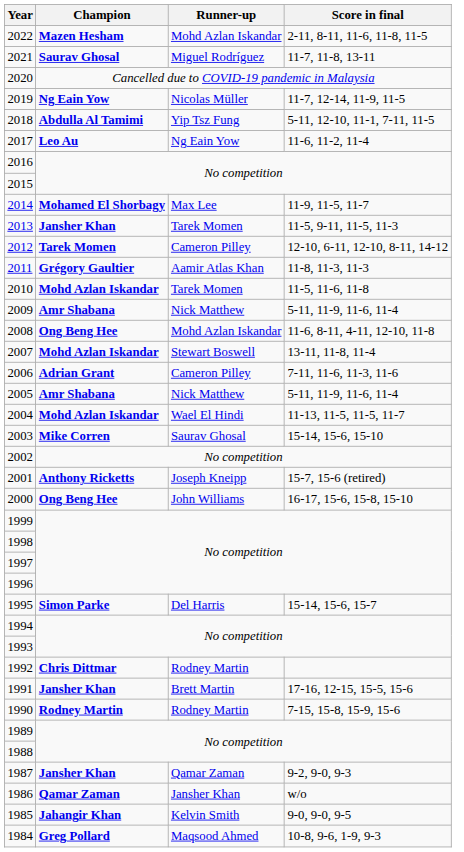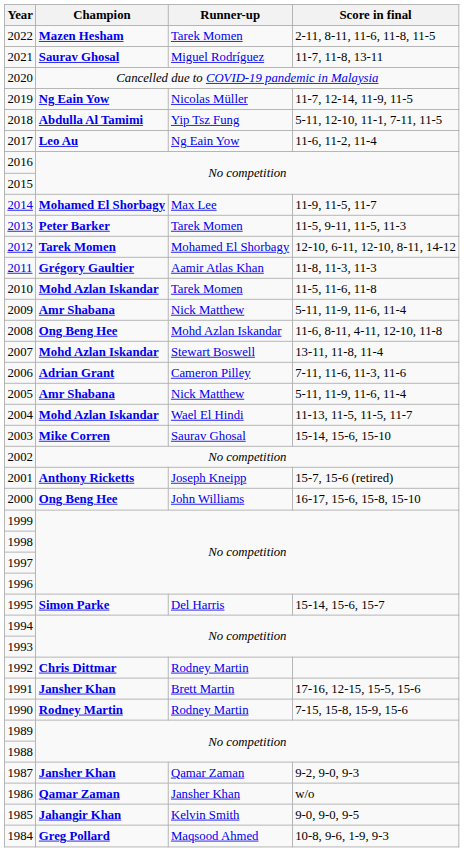(226, 36) Mohd Azlan Iskandar -> (207, 36) Tarek Momen
(77, 225) Jansher Khan -> (74, 225) Peter Barker
(211, 246) Cameron Pilley -> (230, 246) Mohamed El Shorbagy
